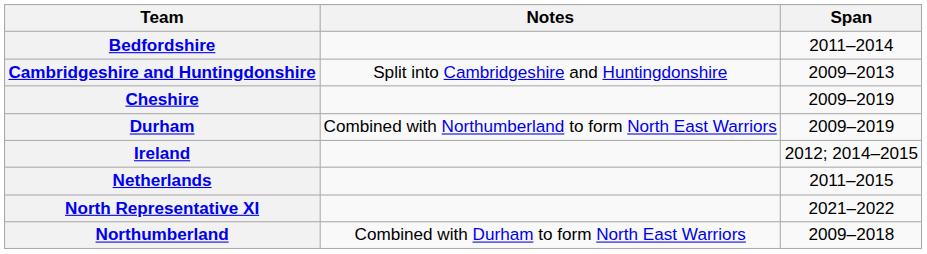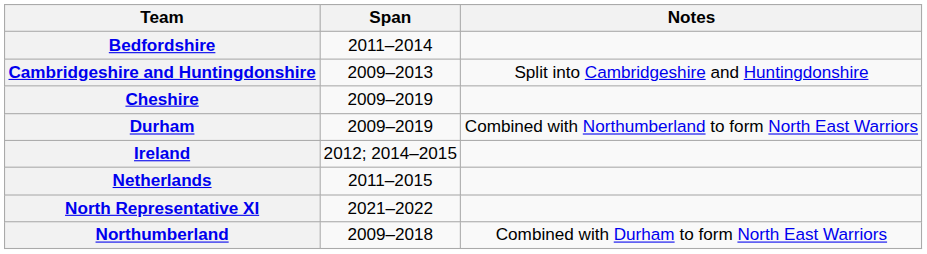columns swapped: (851, 18) <-> (550, 18)
